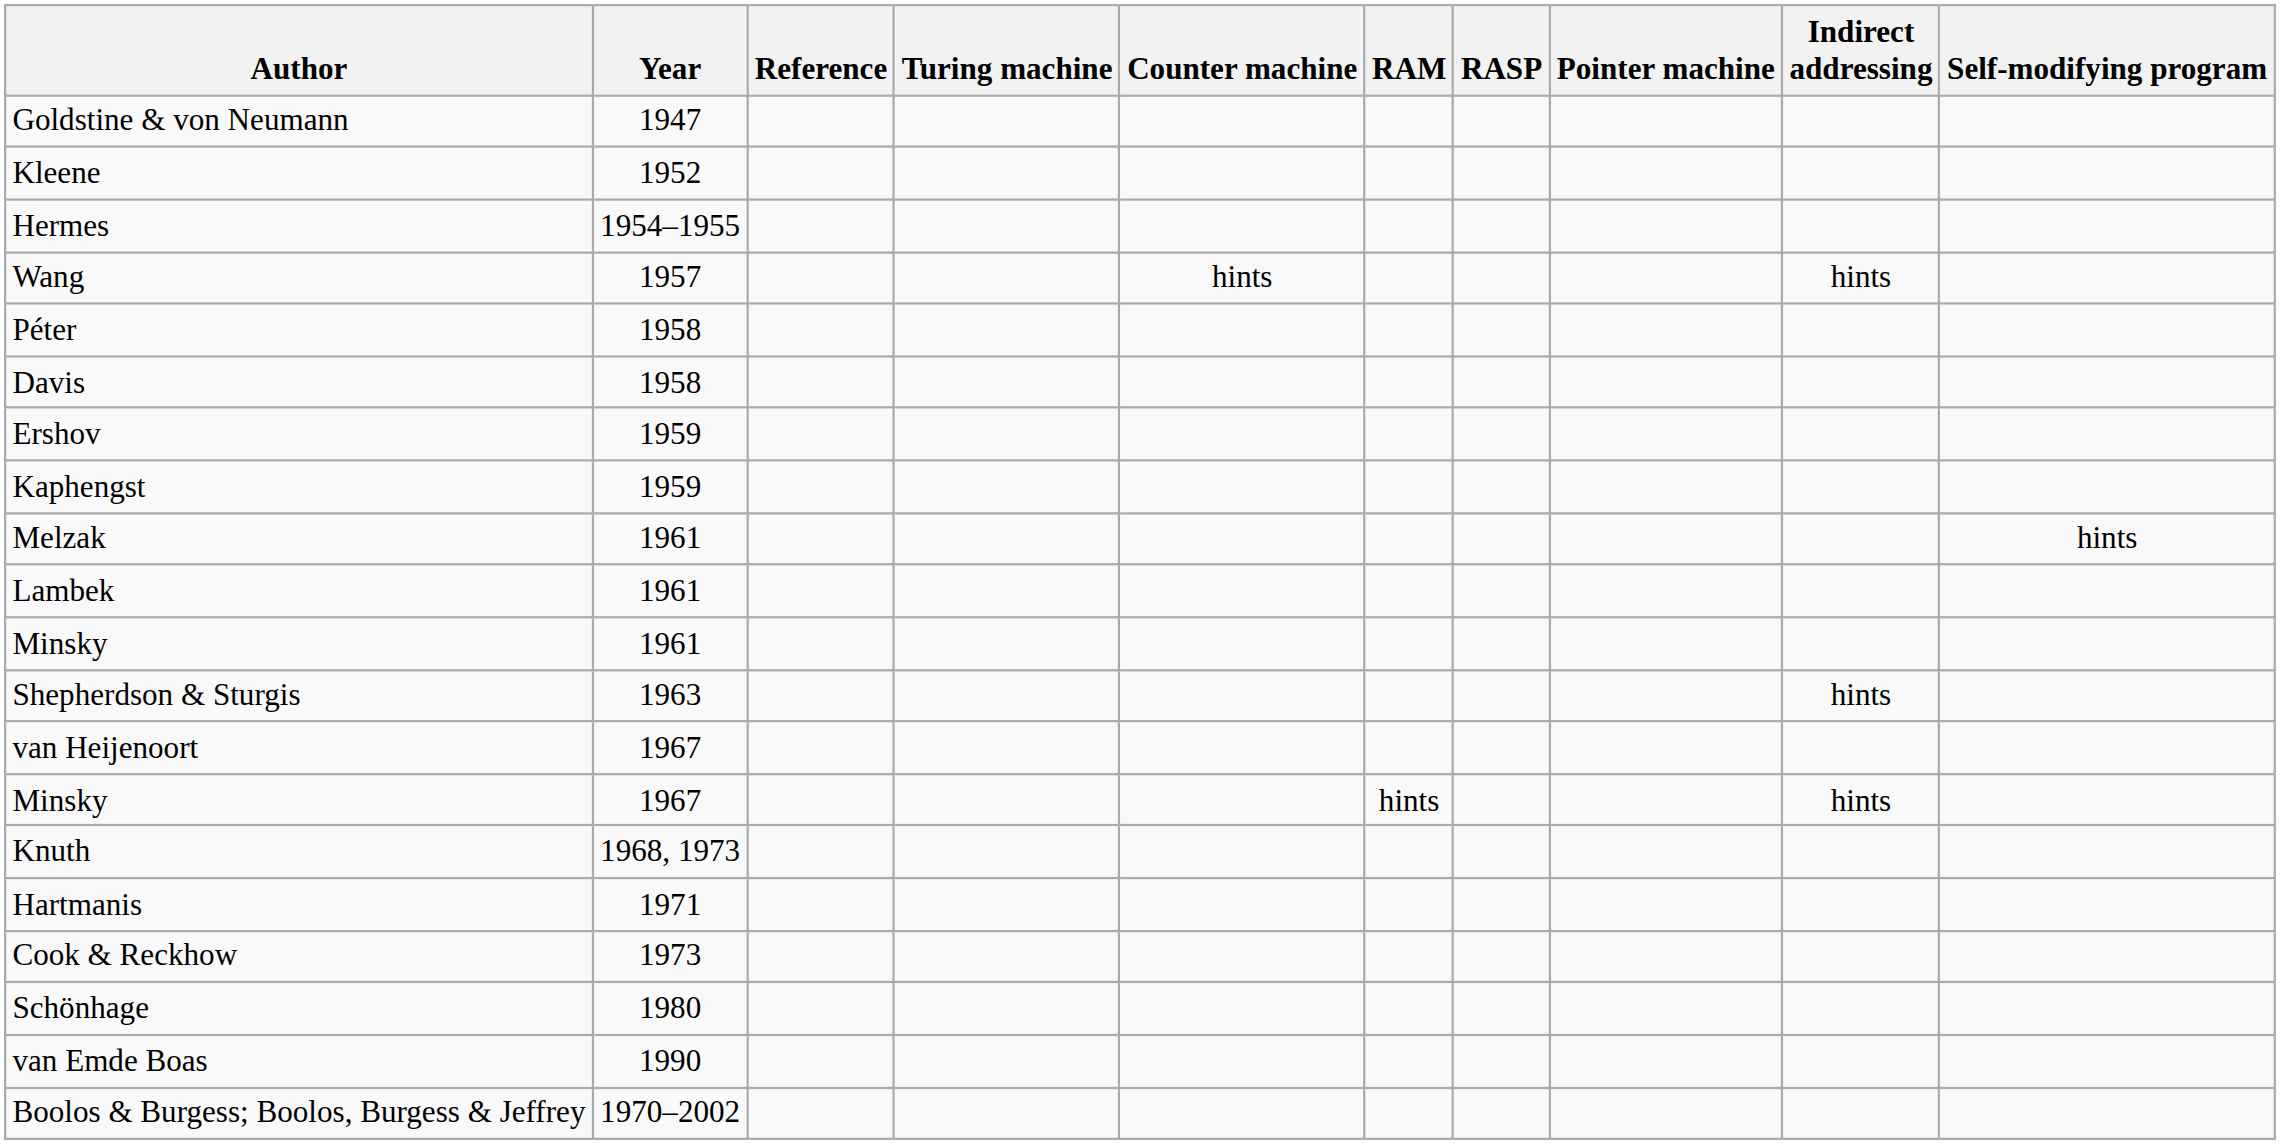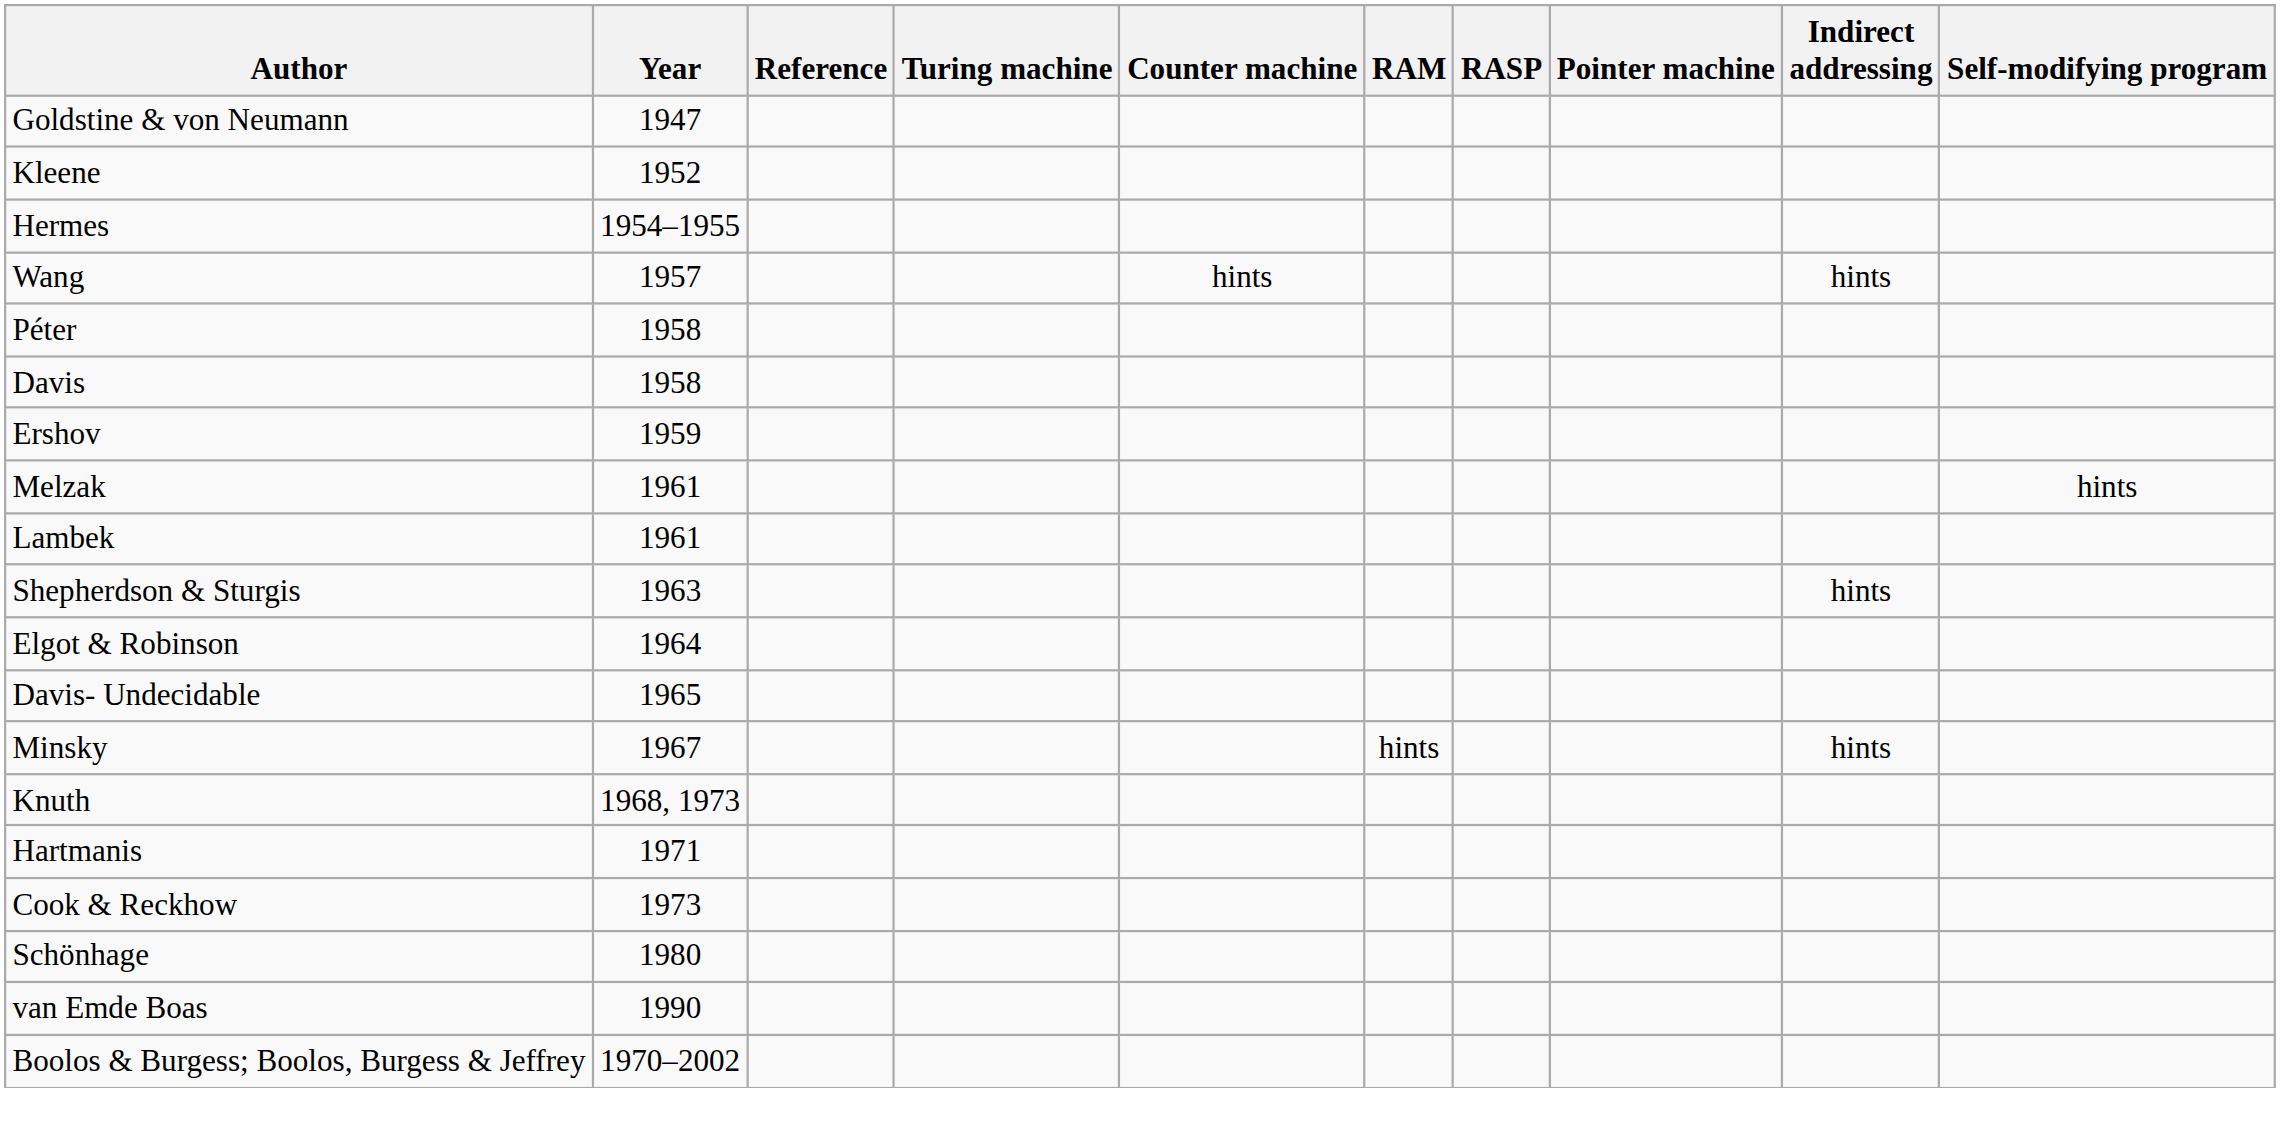- row: (79, 485)
- row: (60, 642)
+ row: (126, 642)
+ row: (136, 694)
- row: (105, 746)
